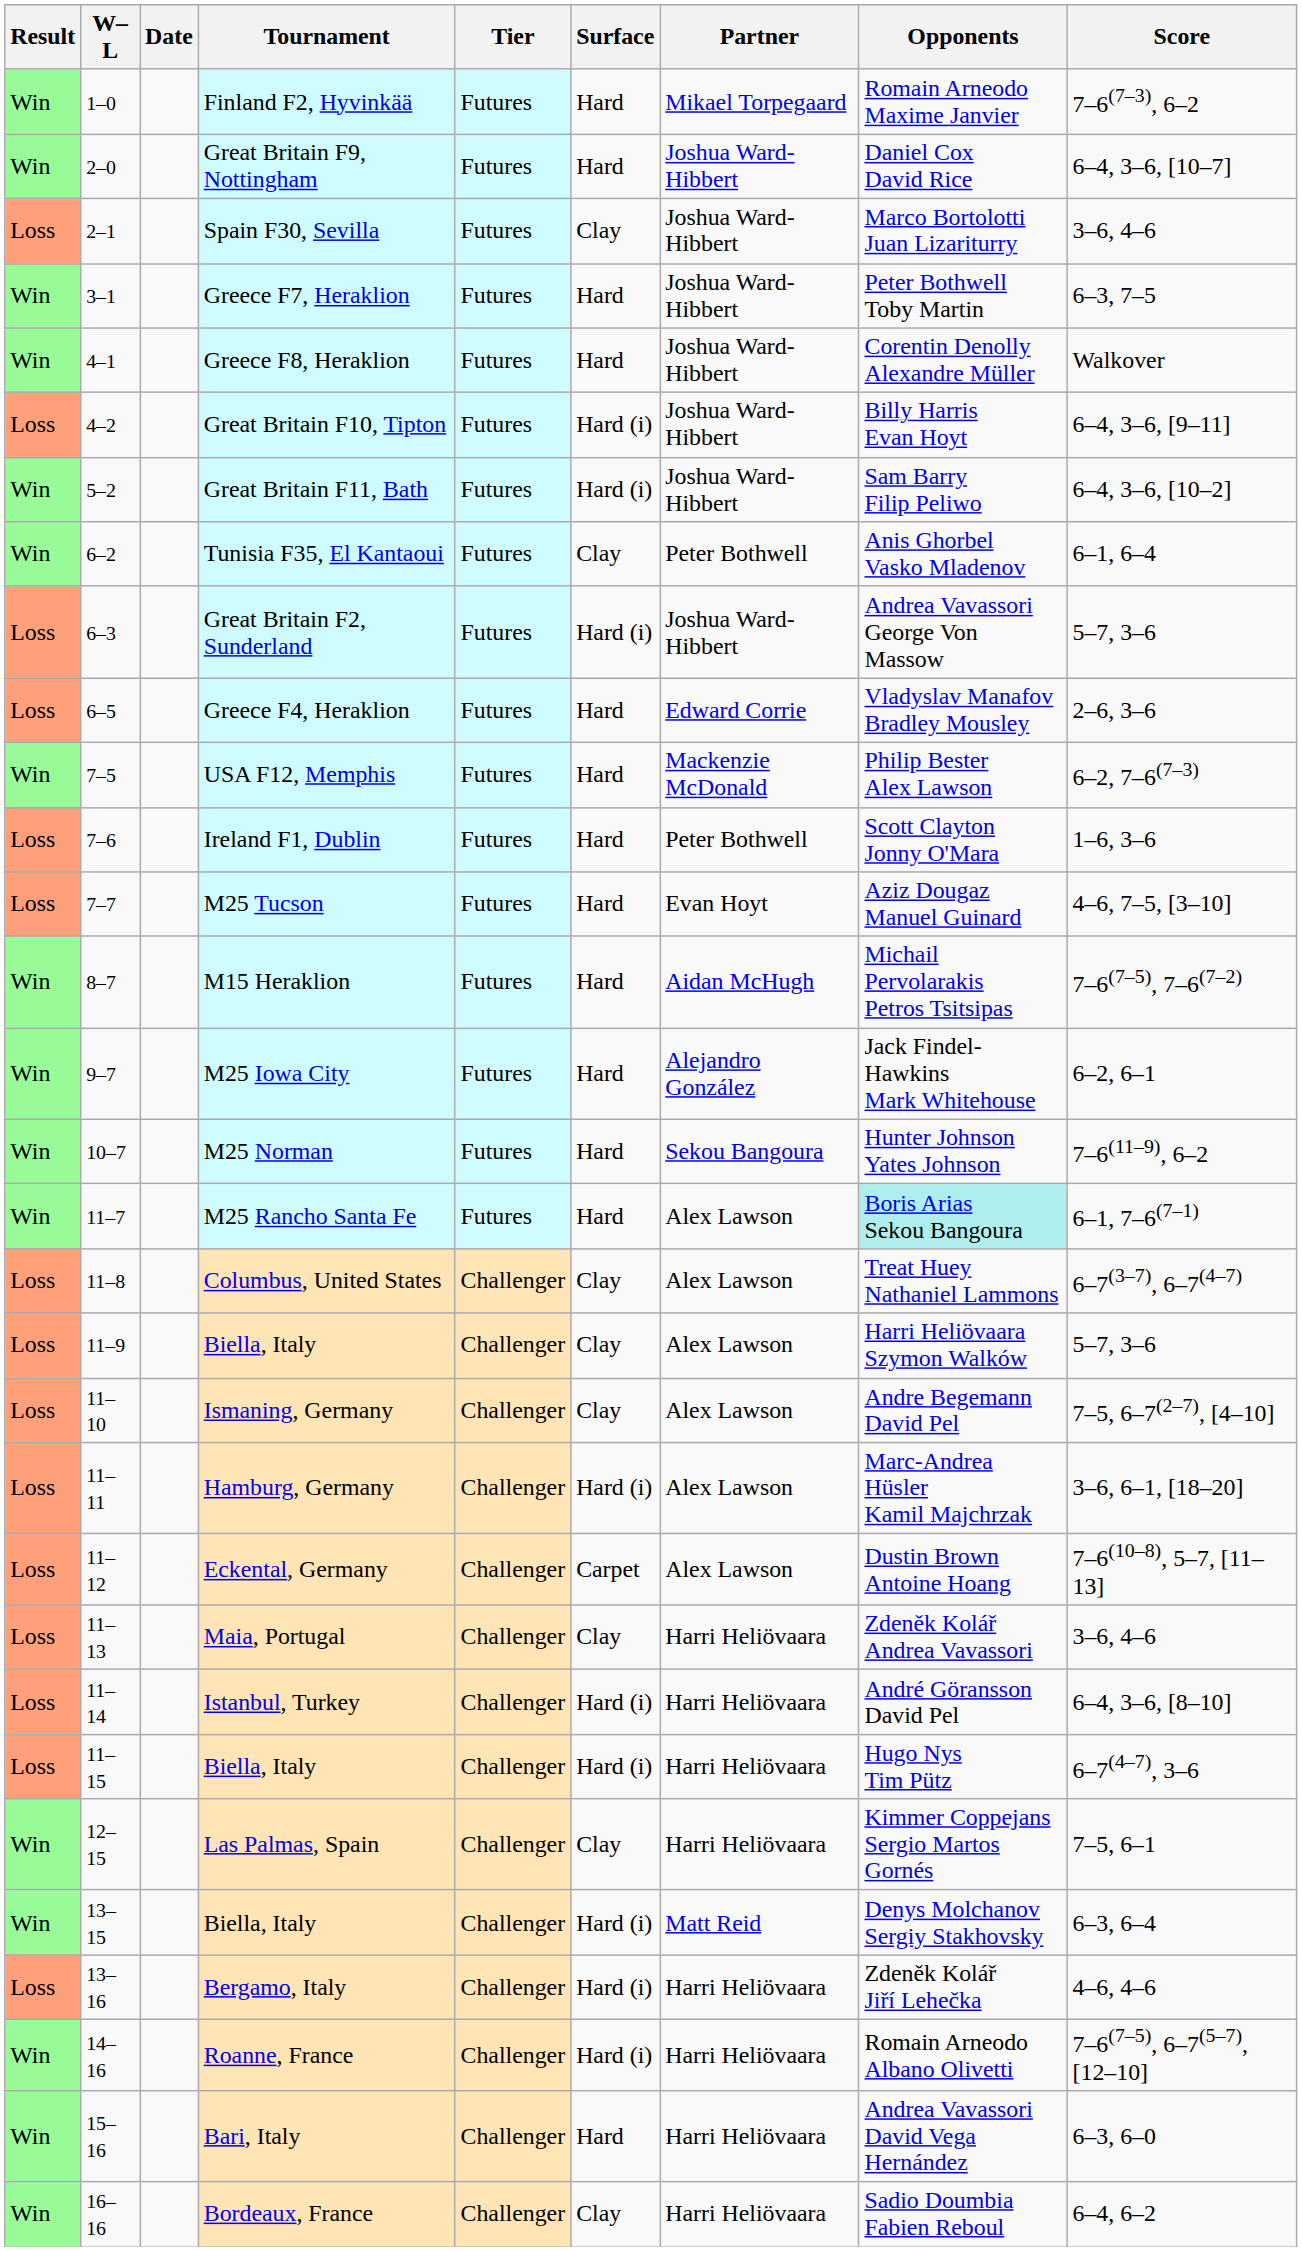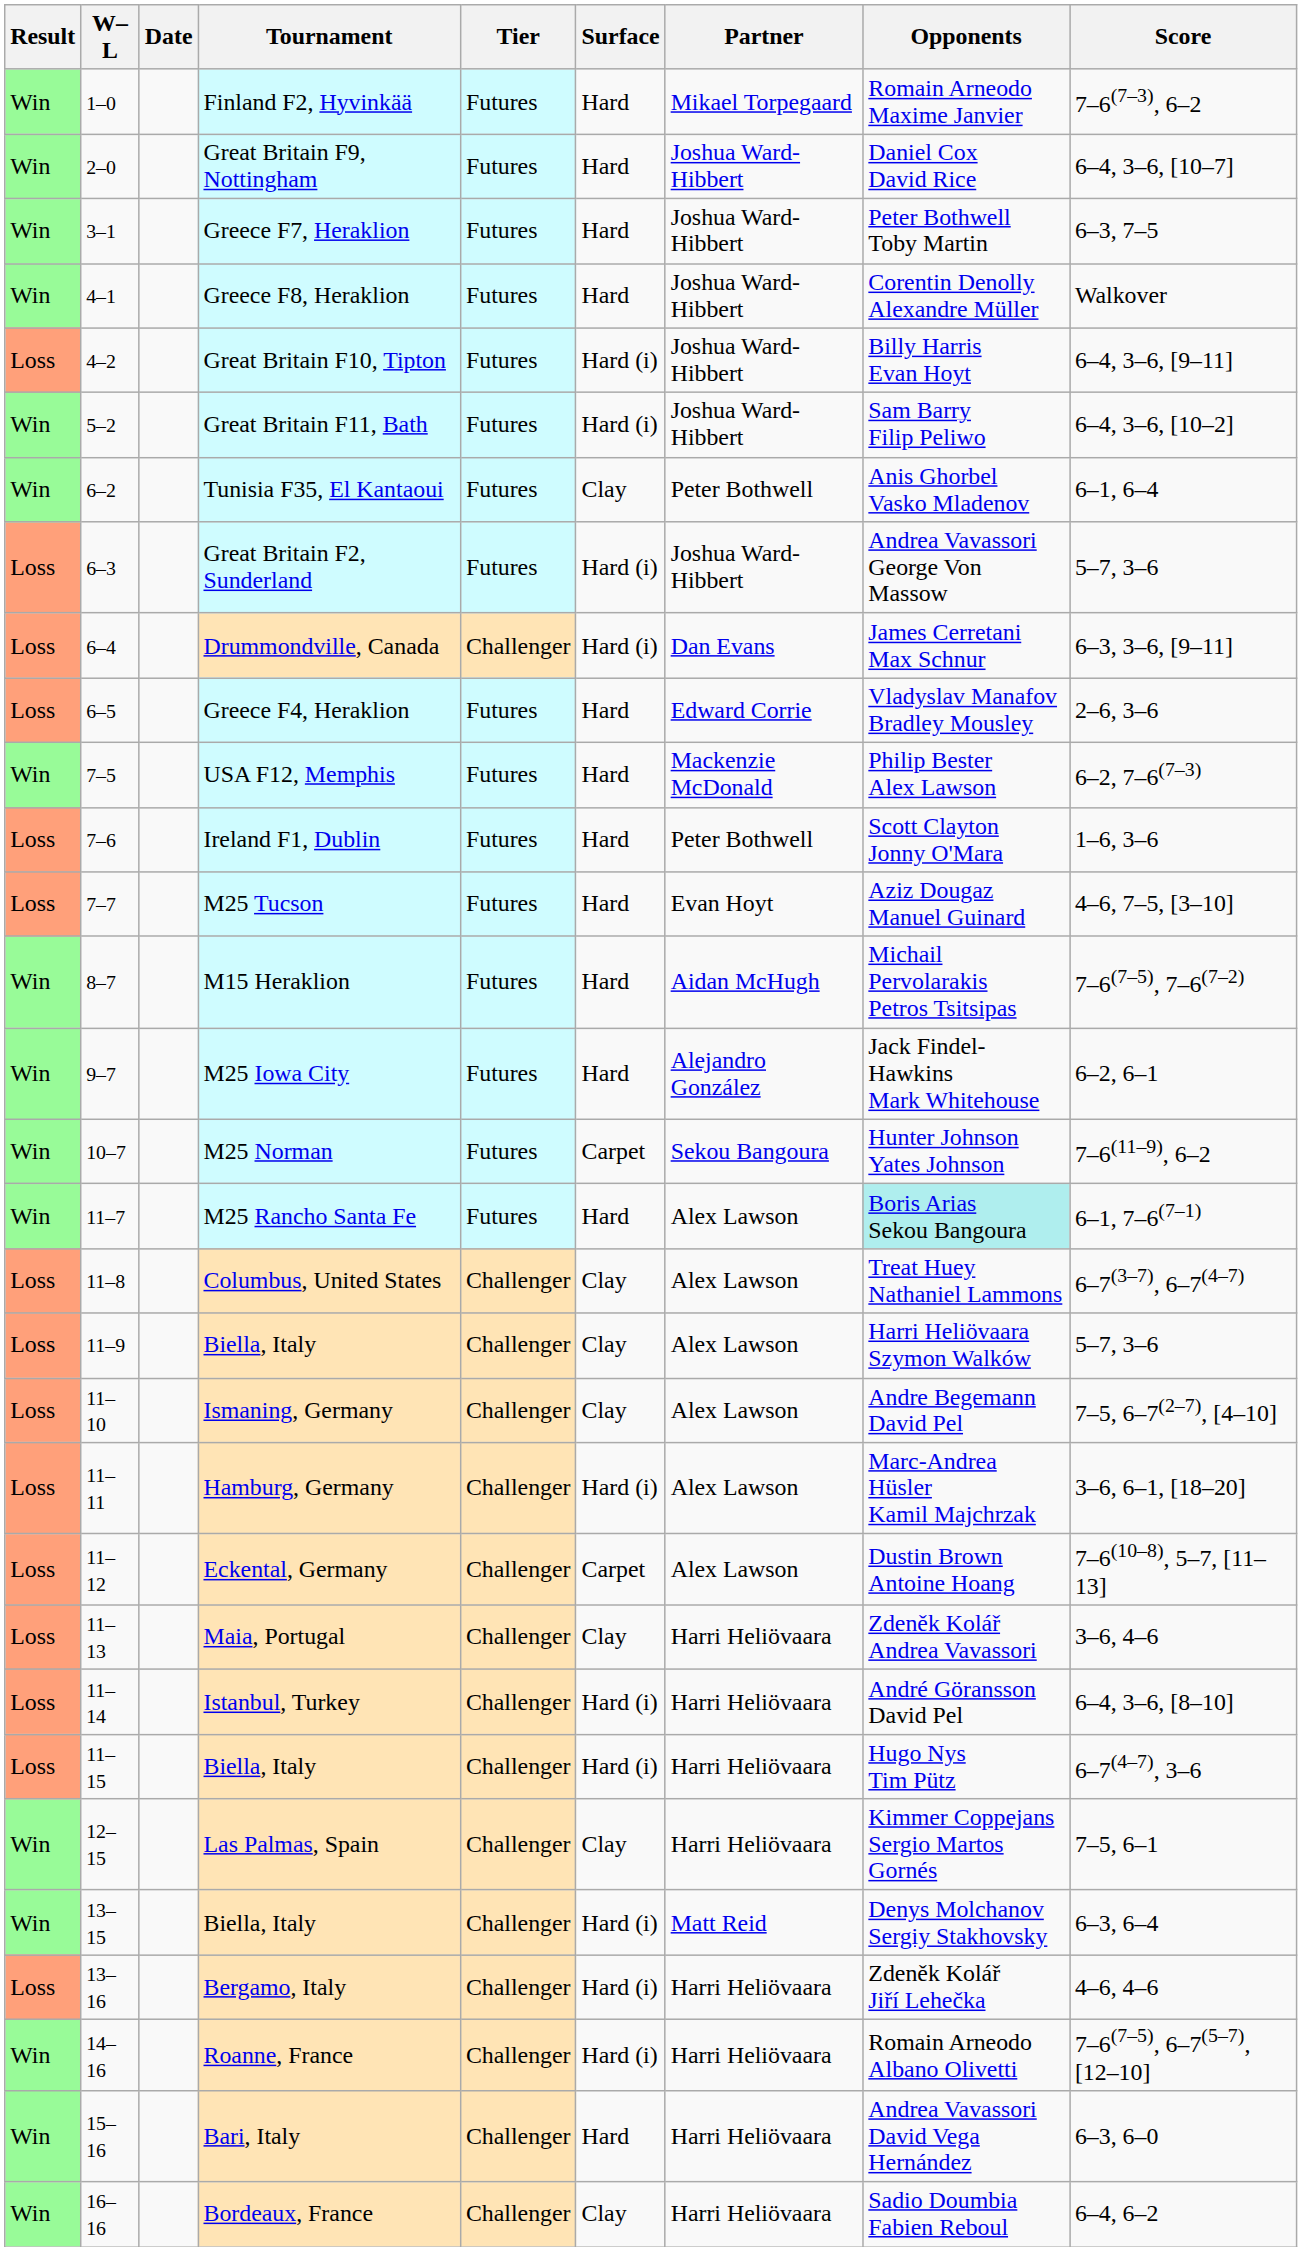- row: (101, 232)
+ row: (101, 646)
(600, 1151) Hard -> (613, 1151) Carpet
